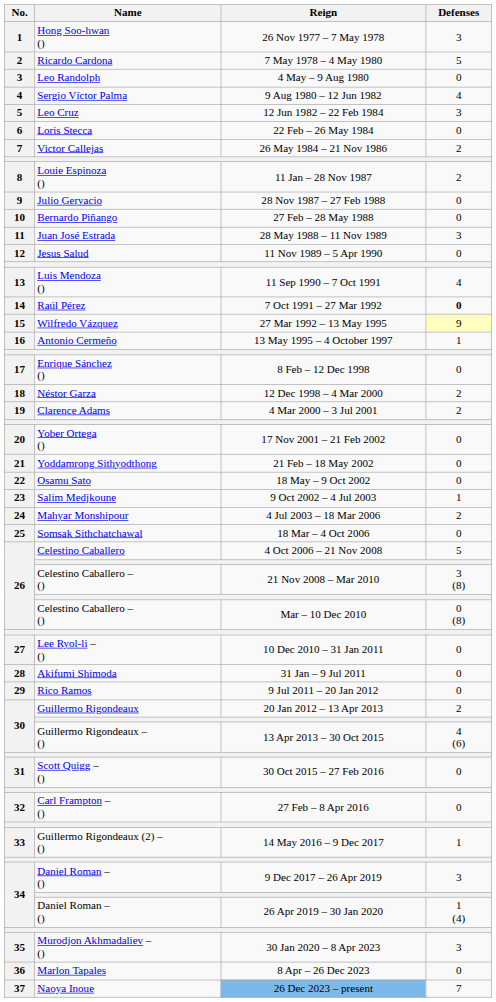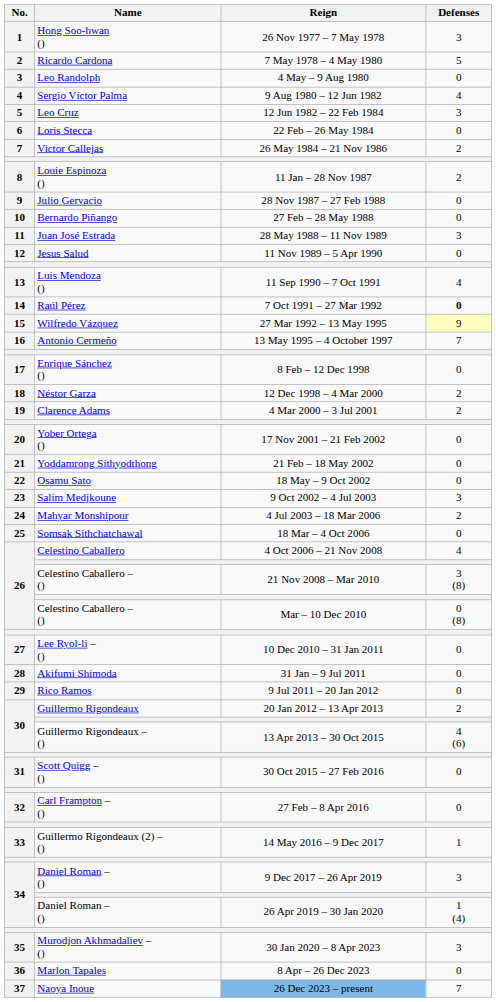(459, 340) 1 -> (459, 340) 7
(459, 498) 1 -> (459, 498) 3
(459, 550) 5 -> (459, 550) 4
